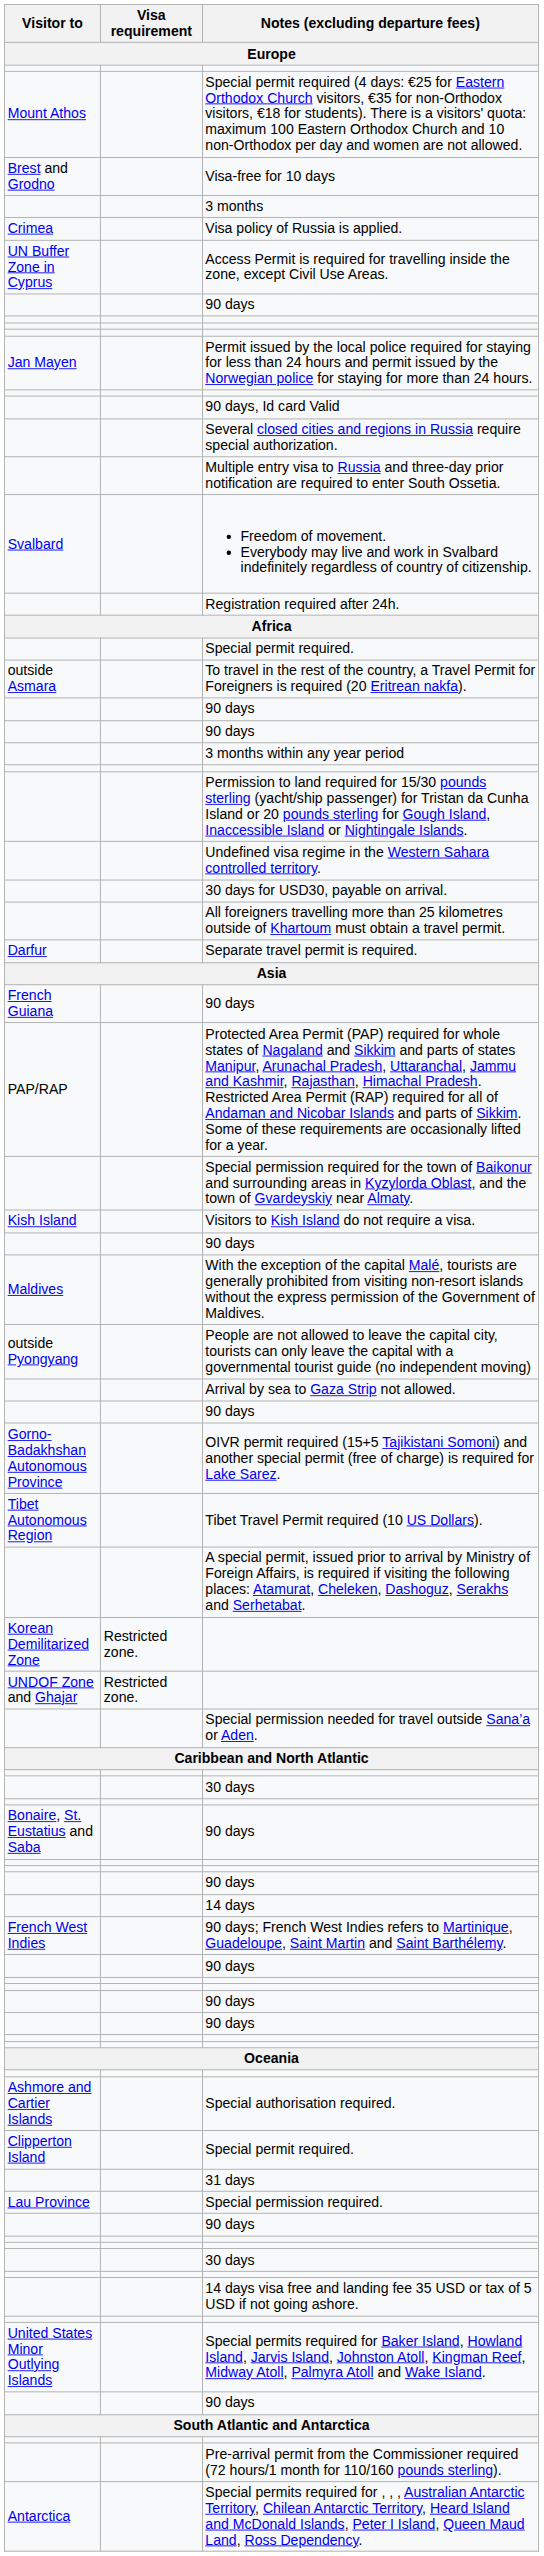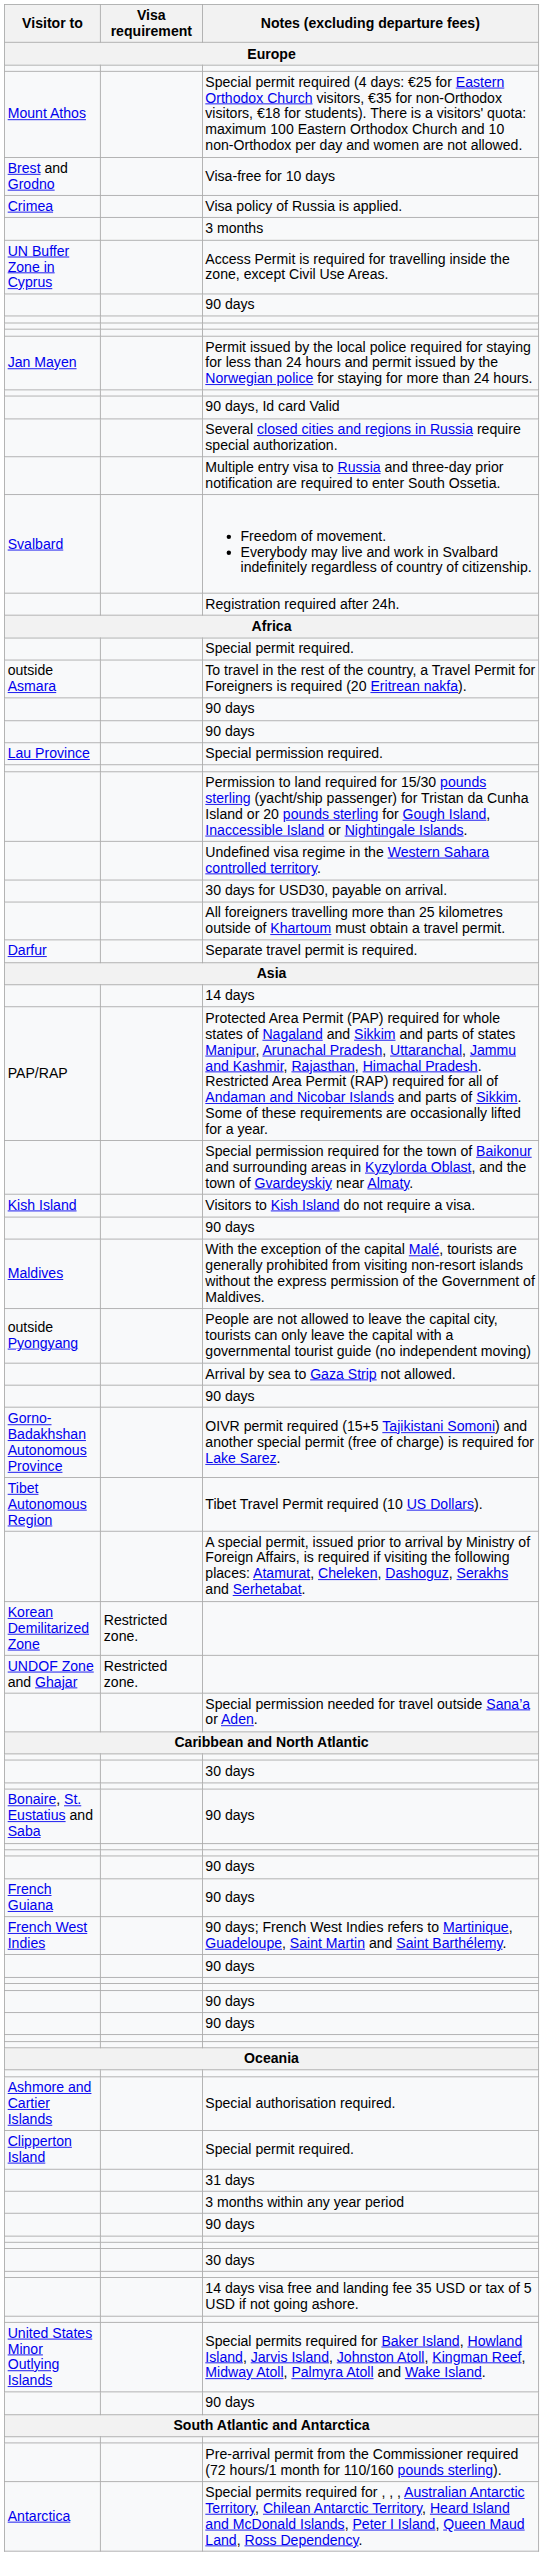rows swapped: (30, 228) <-> (53, 206)
rows swapped: (53, 754) <-> (49, 2202)
rows swapped: (53, 1906) <-> (30, 1003)
